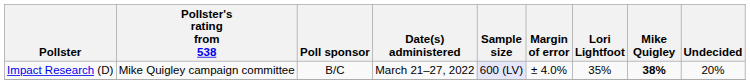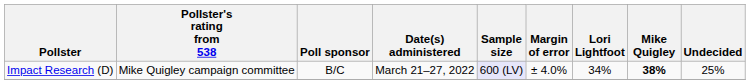(600, 70) 35% -> (600, 70) 34%
(713, 70) 20% -> (713, 70) 25%
